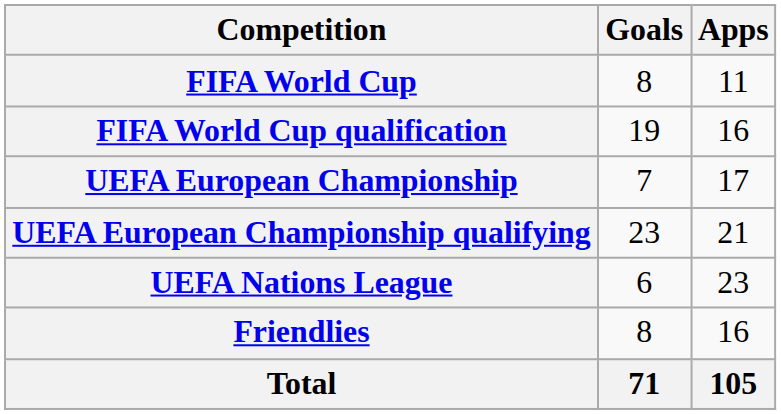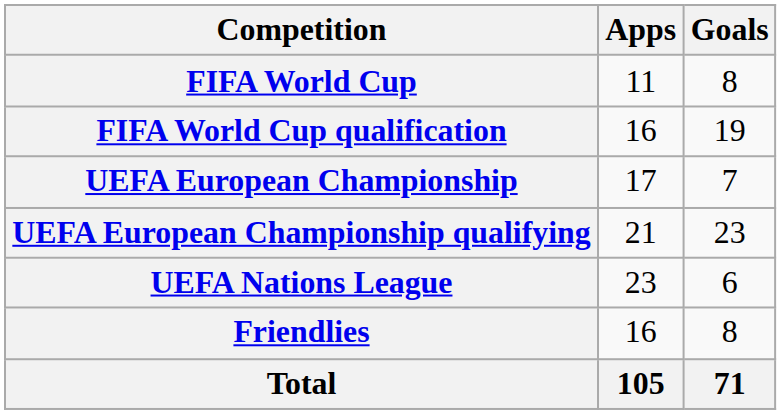columns swapped: (733, 29) <-> (644, 29)
